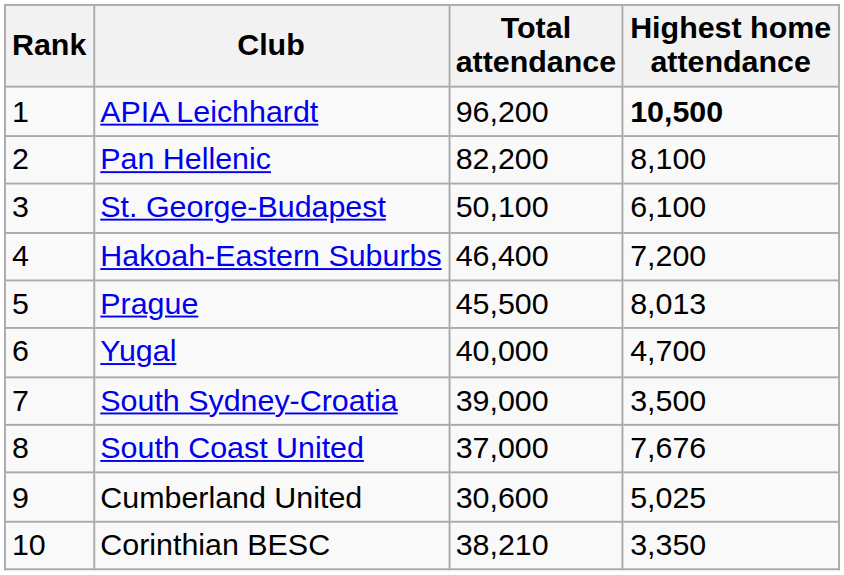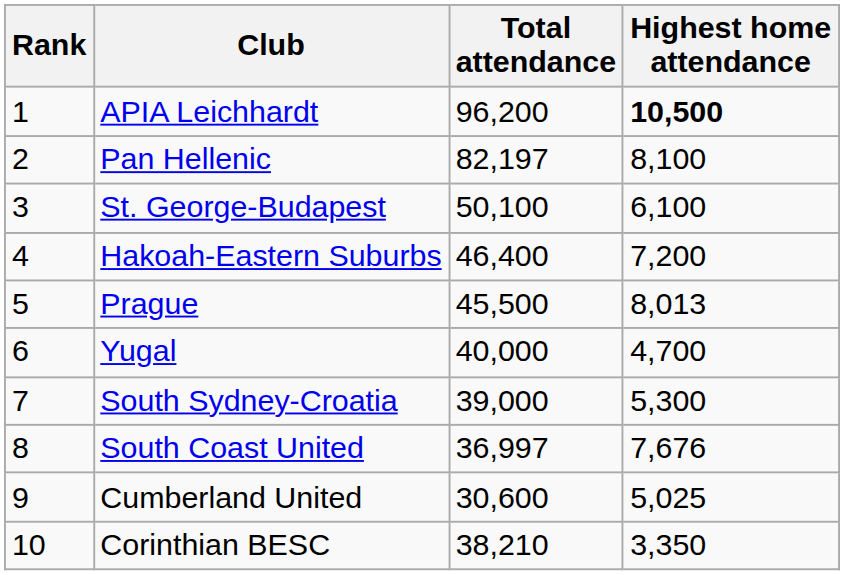(502, 159) 82,200 -> (502, 159) 82,197
(668, 400) 3,500 -> (668, 400) 5,300
(502, 448) 37,000 -> (502, 448) 36,997
